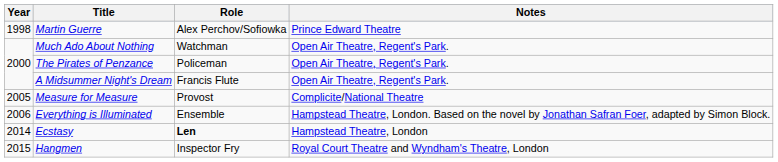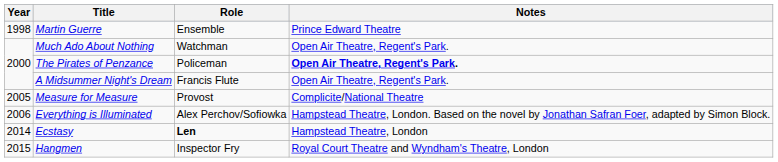(232, 30) Alex Perchov/Sofiowka -> (201, 30) Ensemble
(370, 64) normal -> (375, 64) bold
(201, 115) Ensemble -> (232, 115) Alex Perchov/Sofiowka
